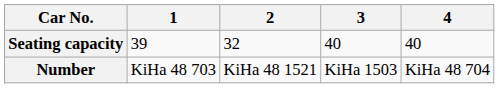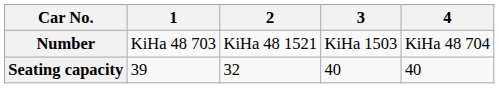rows swapped: (66, 69) <-> (66, 43)
